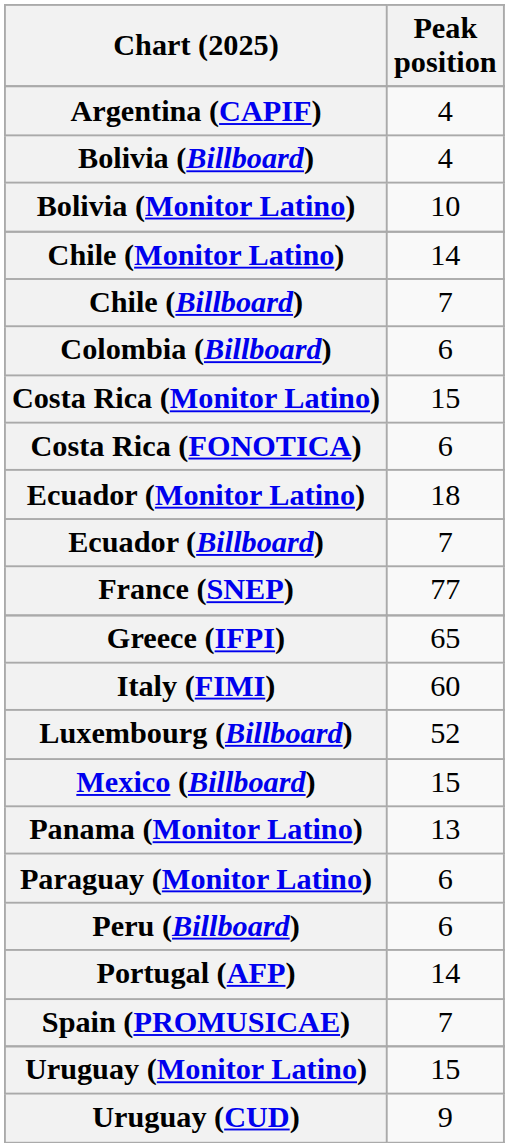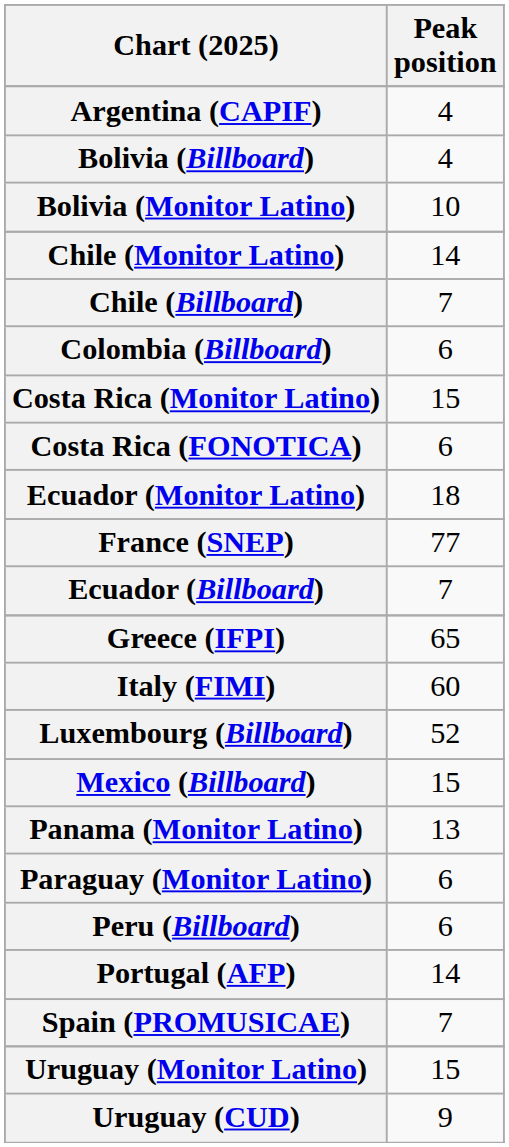rows swapped: (196, 542) <-> (196, 590)
